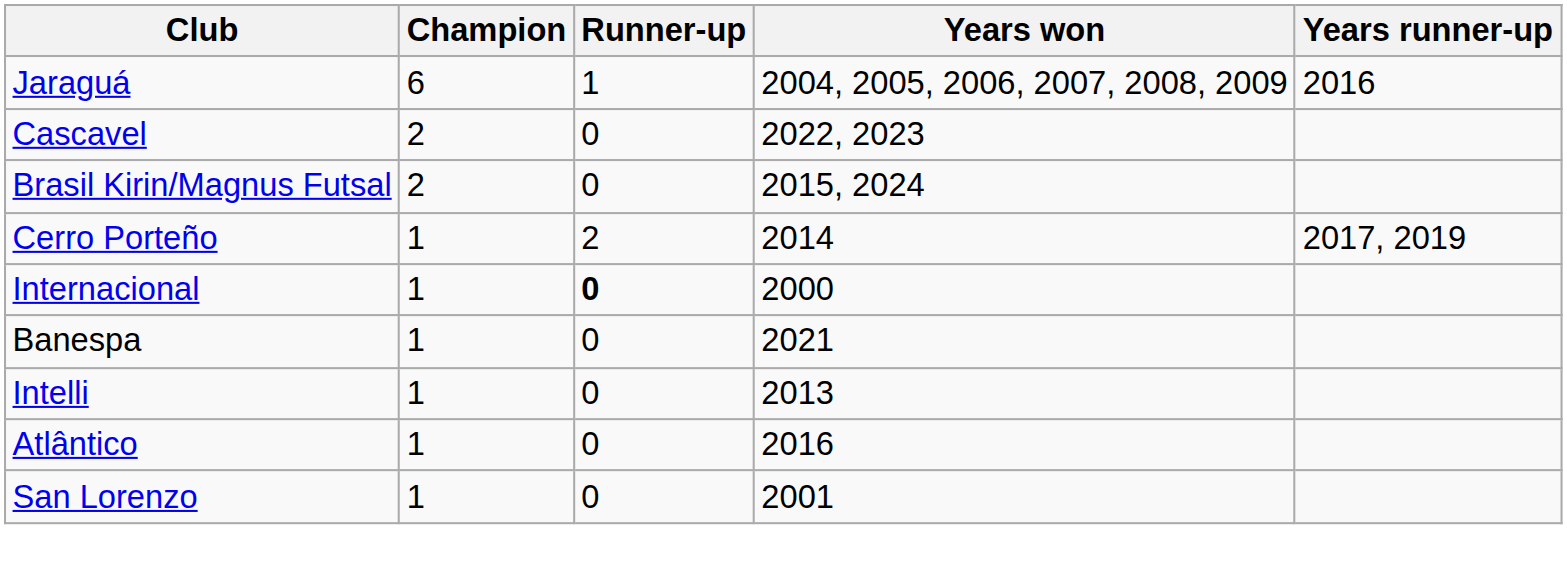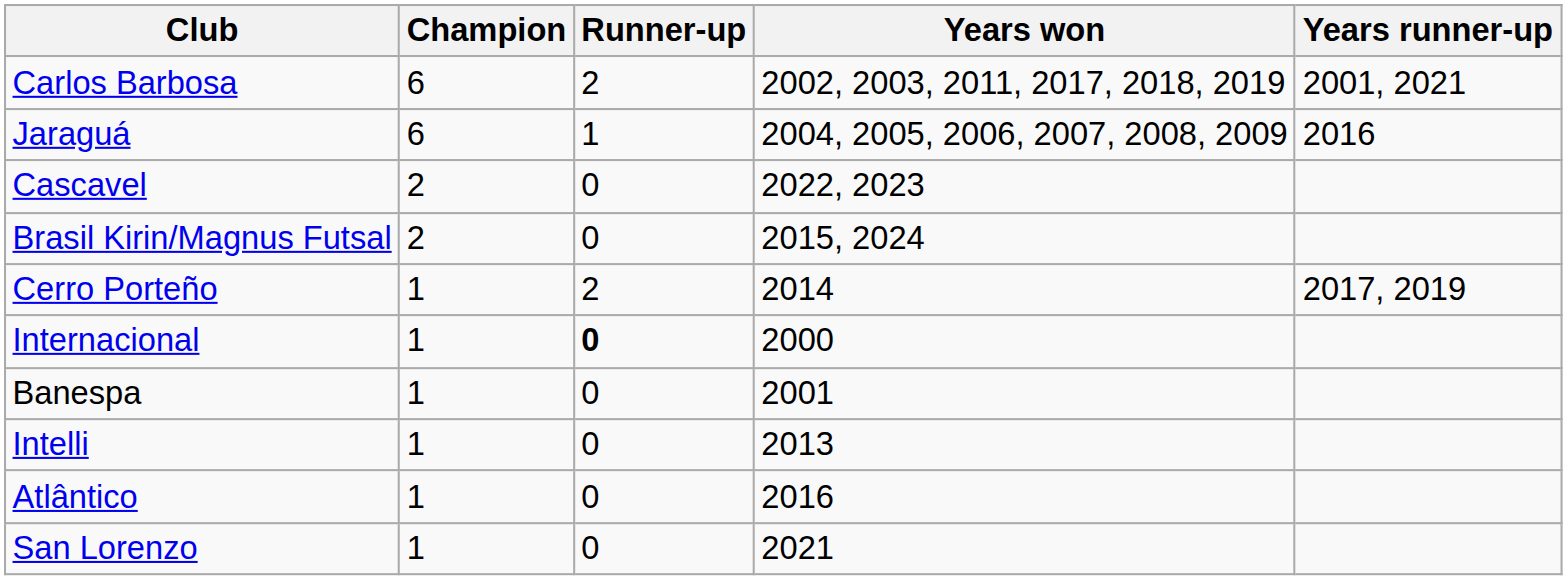+ row: (125, 82)
(798, 340) 2021 -> (798, 392) 2001
(798, 496) 2001 -> (798, 548) 2021
